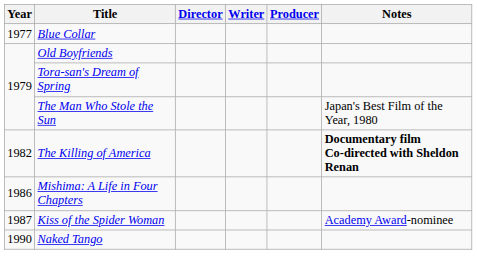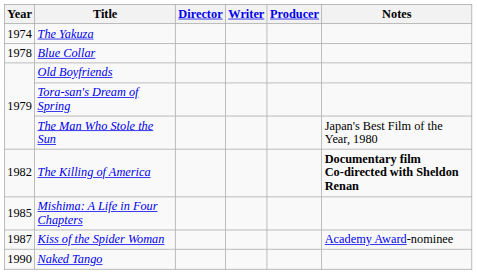+ row: (66, 33)
(20, 33) 1977 -> (20, 53) 1978
(20, 193) 1986 -> (20, 213) 1985
